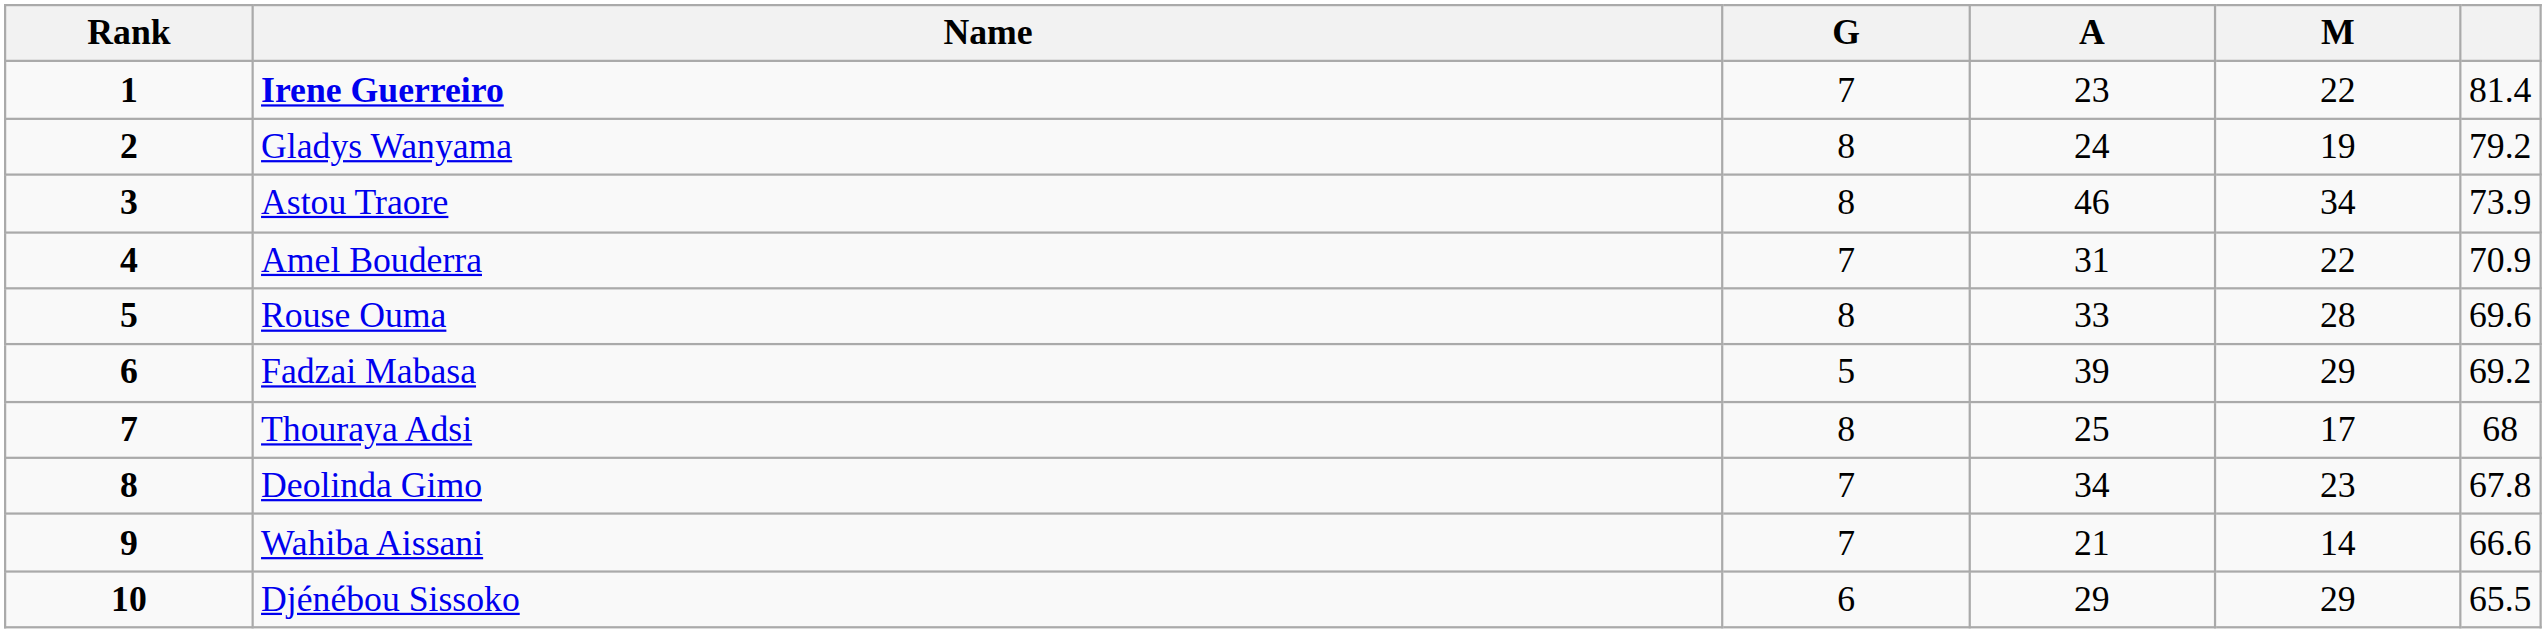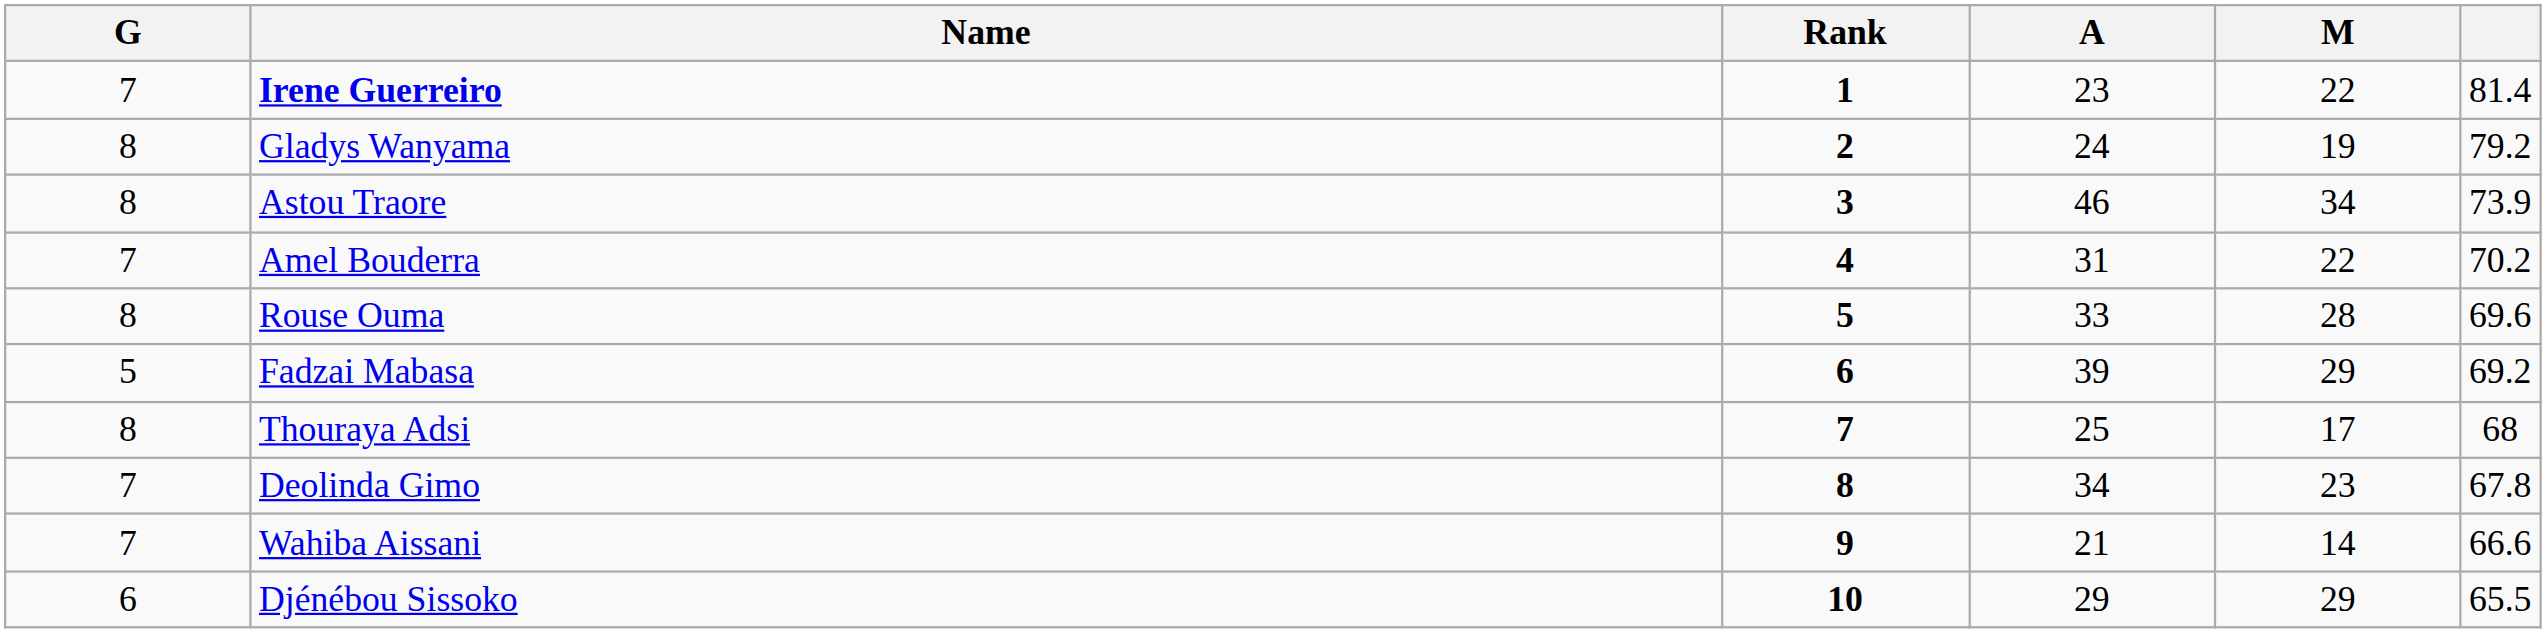columns swapped: (129, 32) <-> (1846, 32)
(2500, 259) 70.9 -> (2500, 259) 70.2
